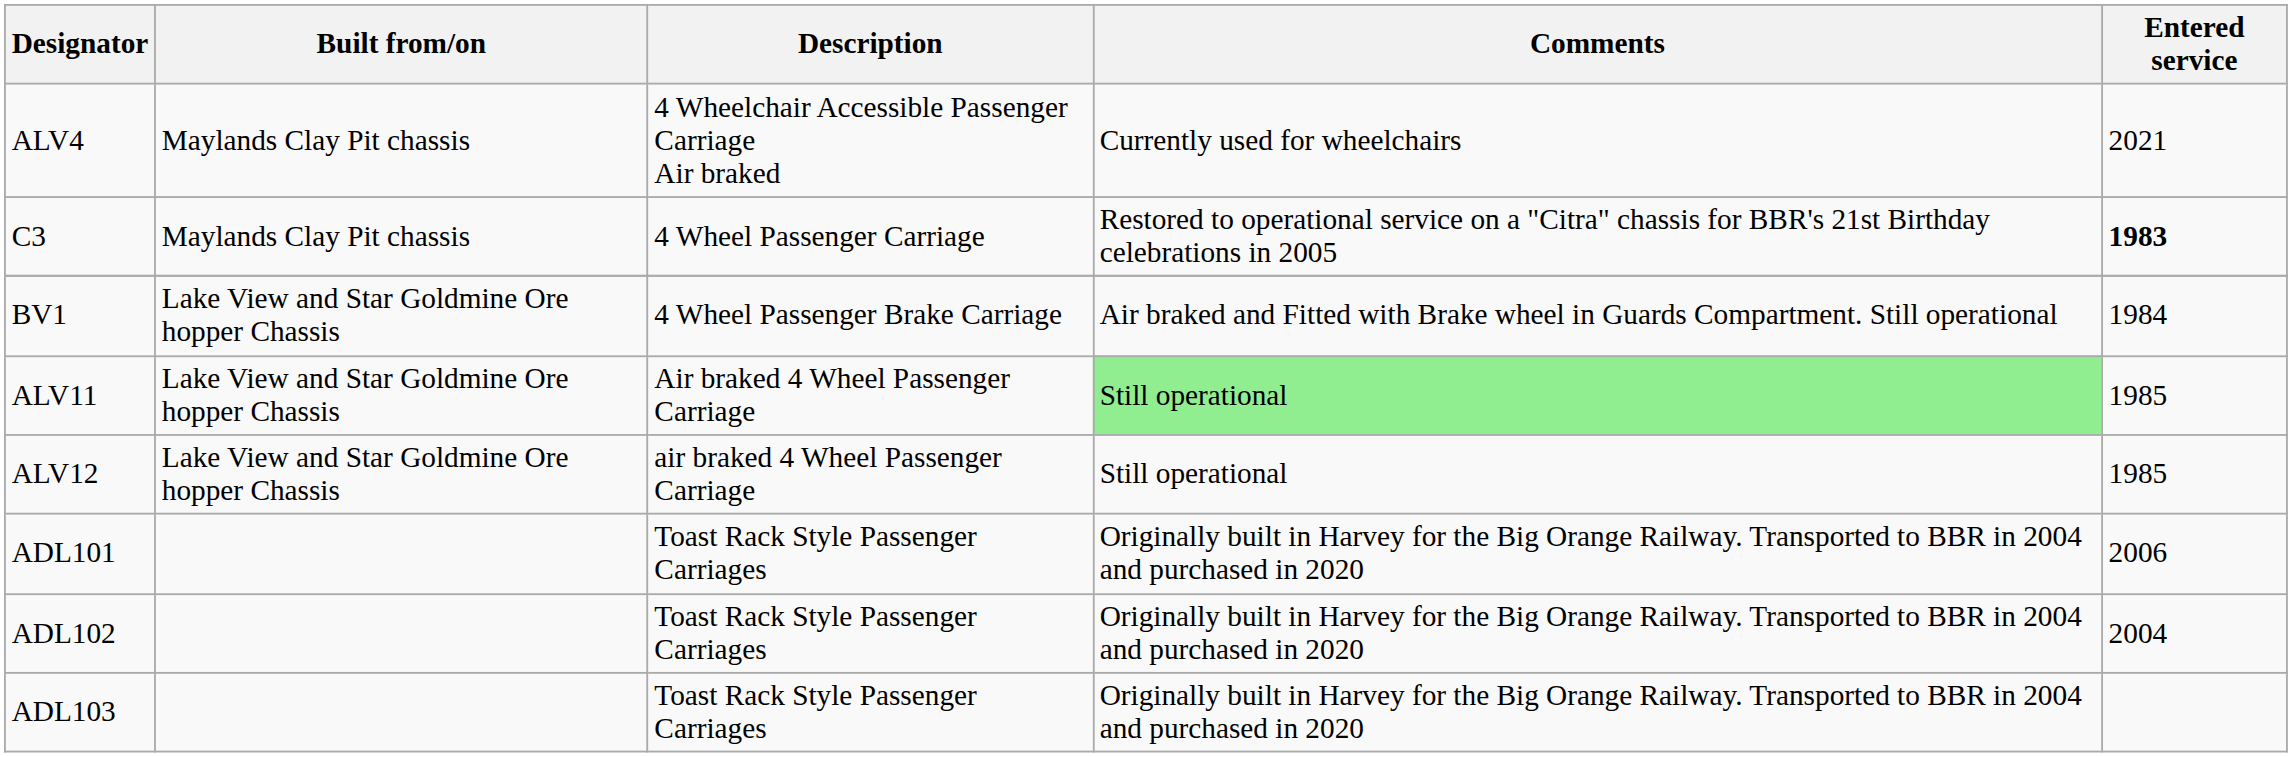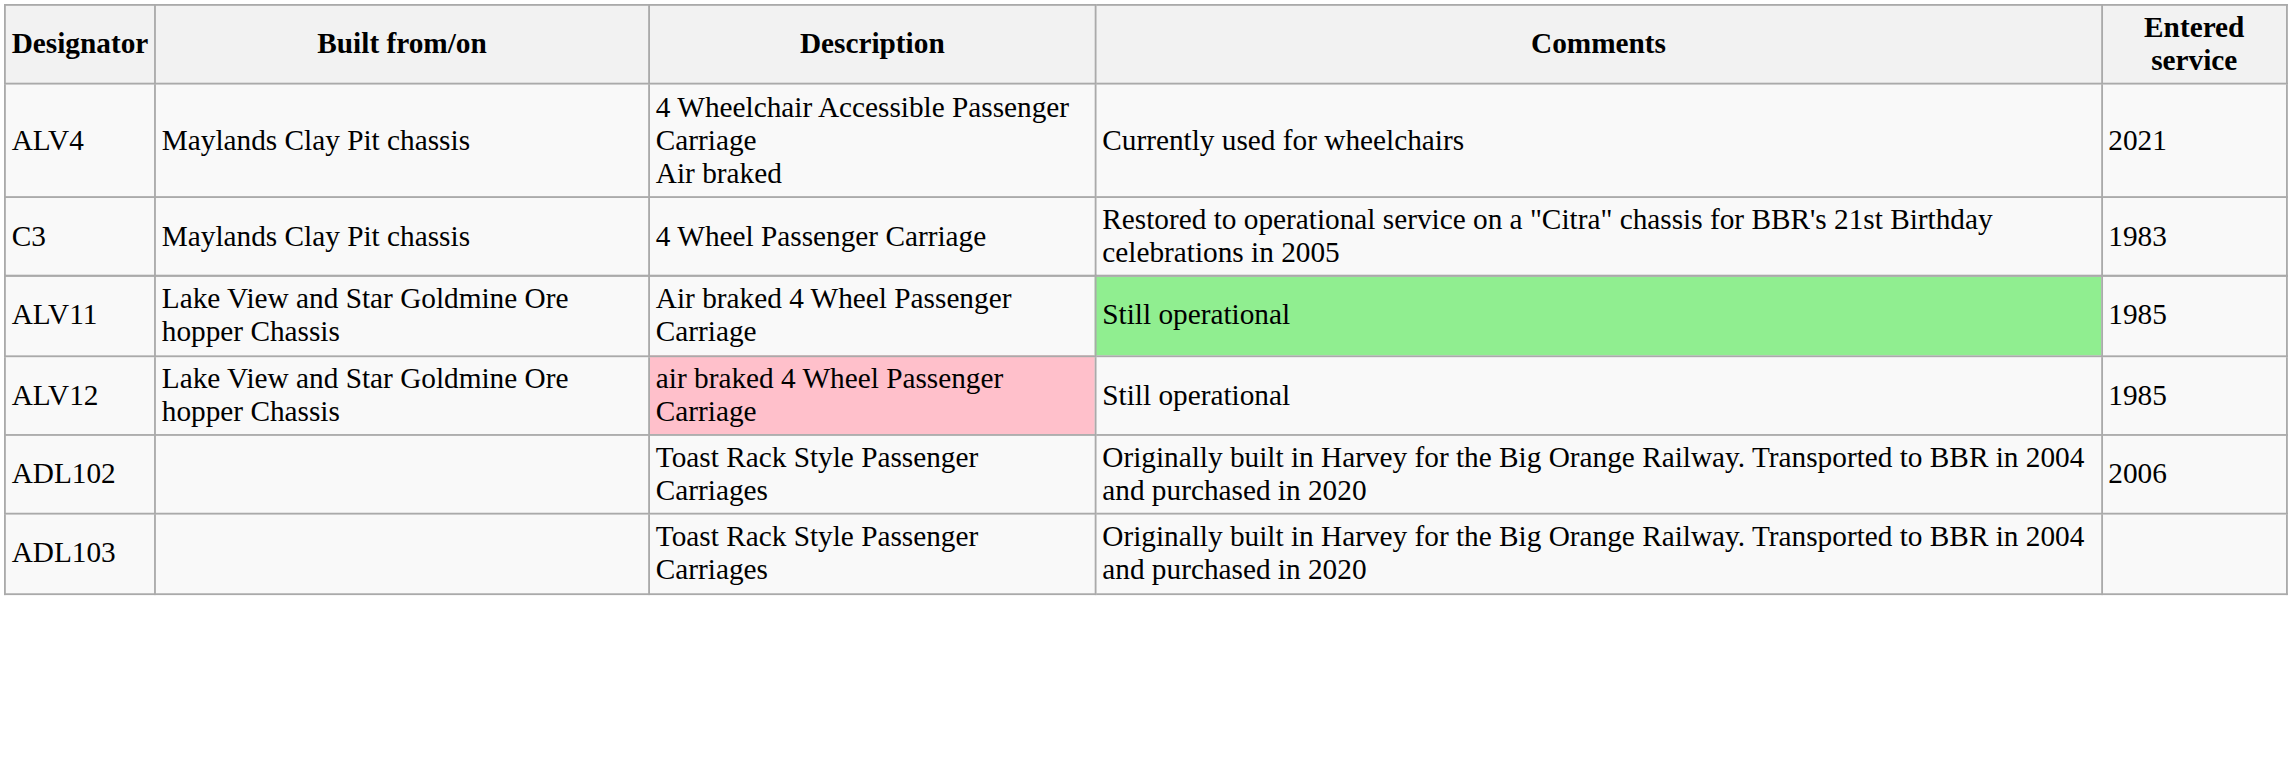(2138, 235) bold -> (2138, 235) normal
- row: (39, 315)
(828, 474) no background -> (830, 394) pink background
- row: (64, 553)
(2138, 632) 2004 -> (2138, 474) 2006
